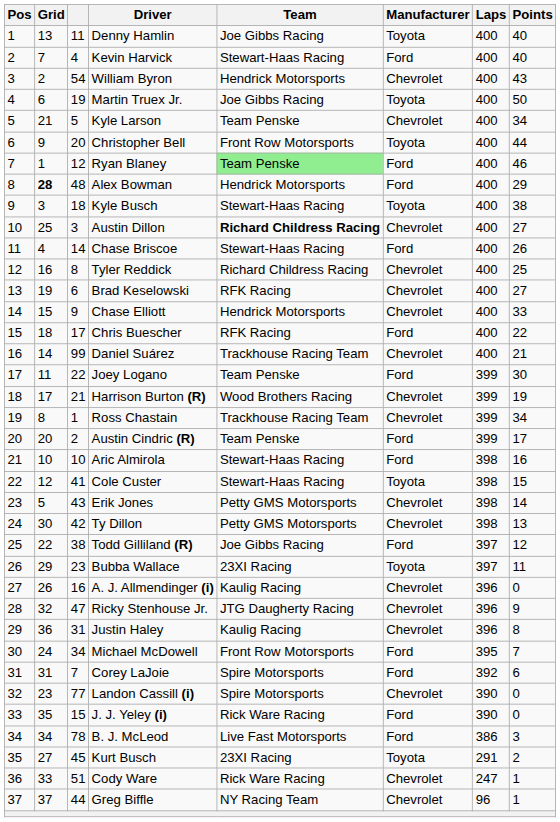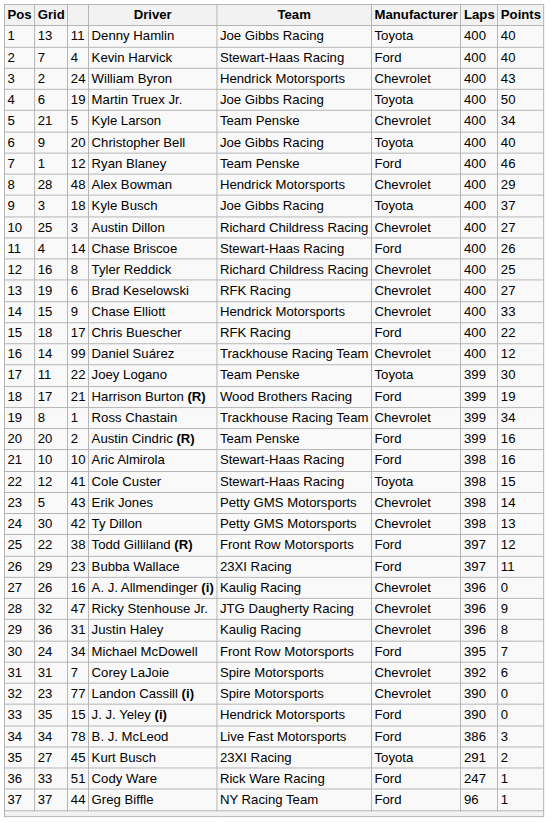(78, 78) 54 -> (78, 78) 24
(287, 142) Front Row Motorsports -> (272, 142) Joe Gibbs Racing
(520, 142) 44 -> (508, 142) 40
(260, 163) lightgreen background -> (260, 163) no background
(45, 184) bold -> (45, 184) normal
(400, 184) Ford -> (403, 184) Chevrolet
(282, 205) Stewart-Haas Racing -> (272, 205) Joe Gibbs Racing
(520, 205) 38 -> (508, 205) 37
(300, 226) bold -> (294, 226) normal
(520, 354) 21 -> (508, 354) 12
(400, 375) Ford -> (394, 375) Toyota
(414, 396) Chevrolet -> (388, 396) Ford
(520, 438) 17 -> (508, 438) 16
(272, 545) Joe Gibbs Racing -> (287, 545) Front Row Motorsports
(406, 566) Toyota -> (388, 566) Ford
(400, 672) Ford -> (403, 672) Chevrolet
(272, 714) Rick Ware Racing -> (282, 714) Hendrick Motorsports
(414, 778) Chevrolet -> (388, 778) Ford
(414, 799) Chevrolet -> (388, 799) Ford
